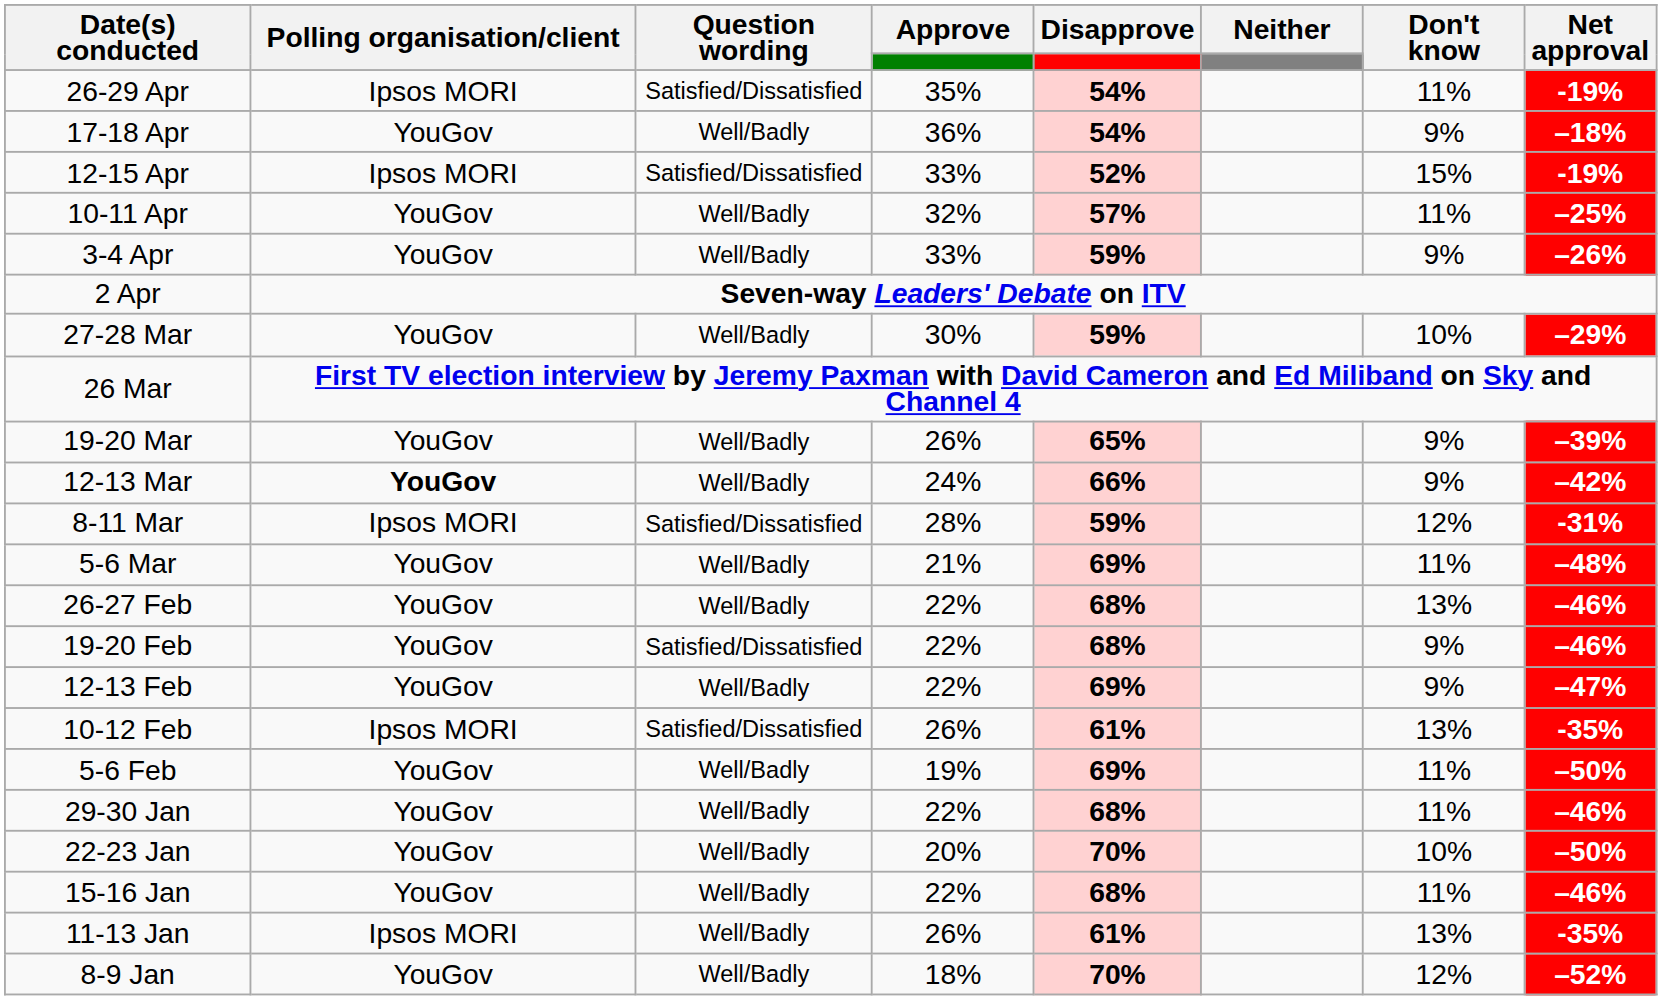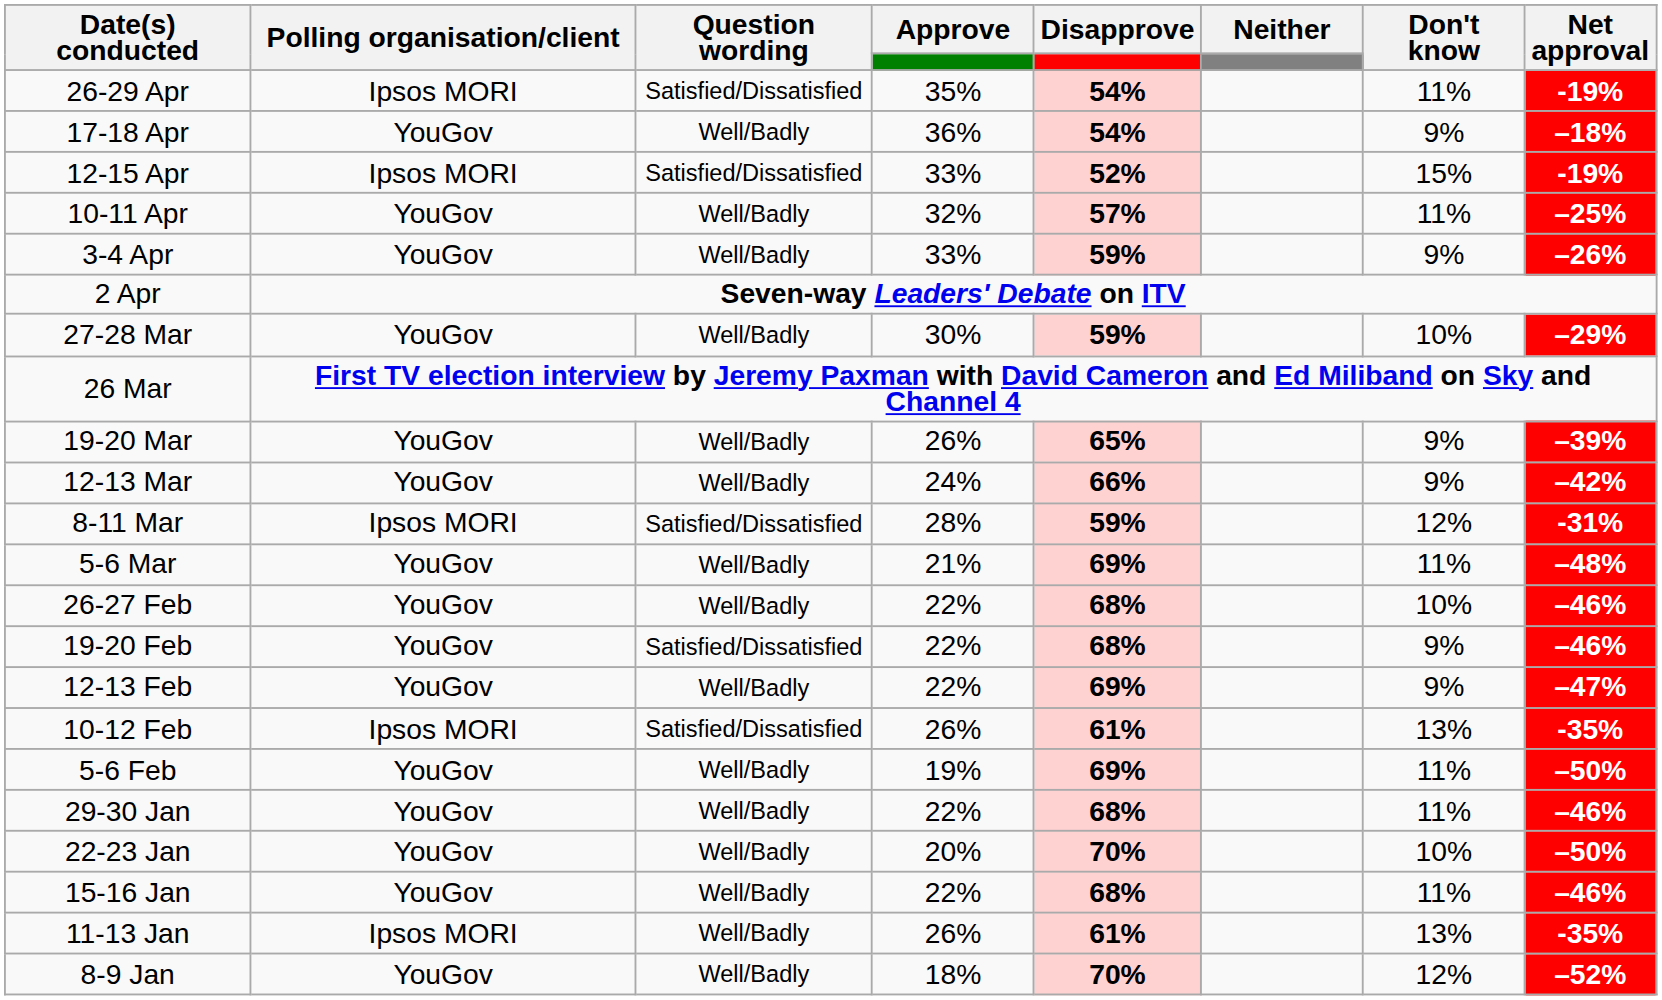(443, 482) bold -> (443, 482) normal
(1444, 605) 13% -> (1444, 605) 10%
